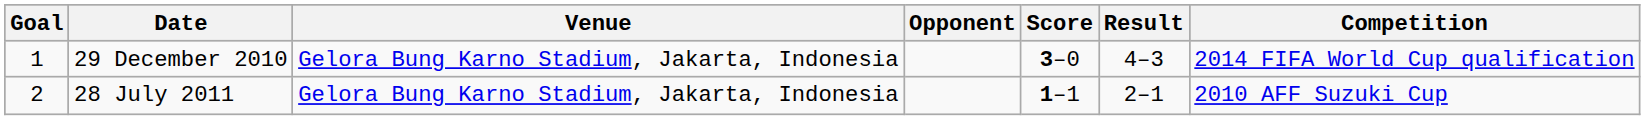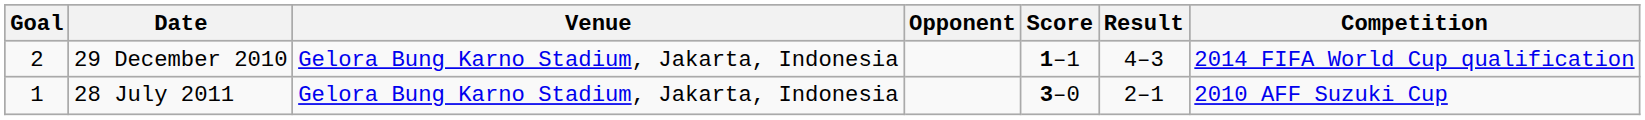(37, 59) 1 -> (37, 59) 2
(1060, 59) 3–0 -> (1060, 59) 1–1
(37, 95) 2 -> (37, 95) 1
(1060, 95) 1–1 -> (1060, 95) 3–0
